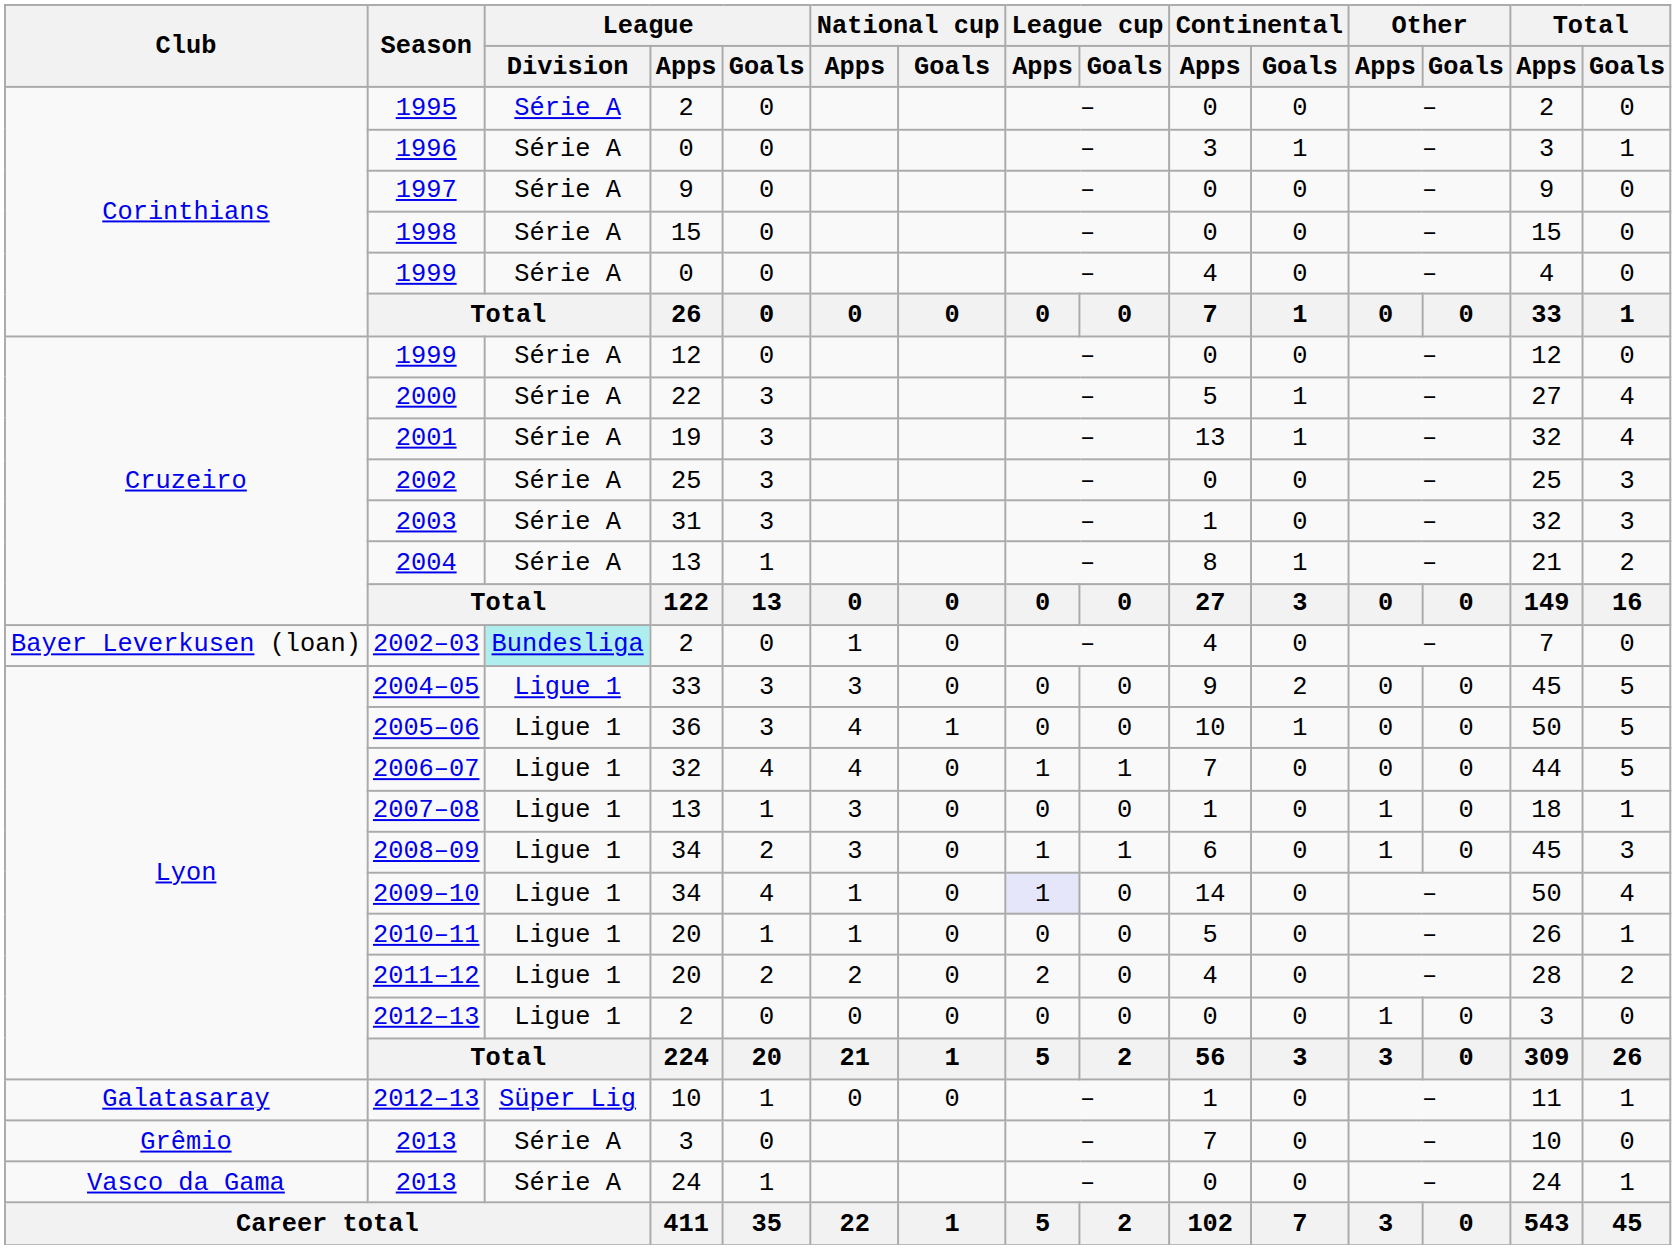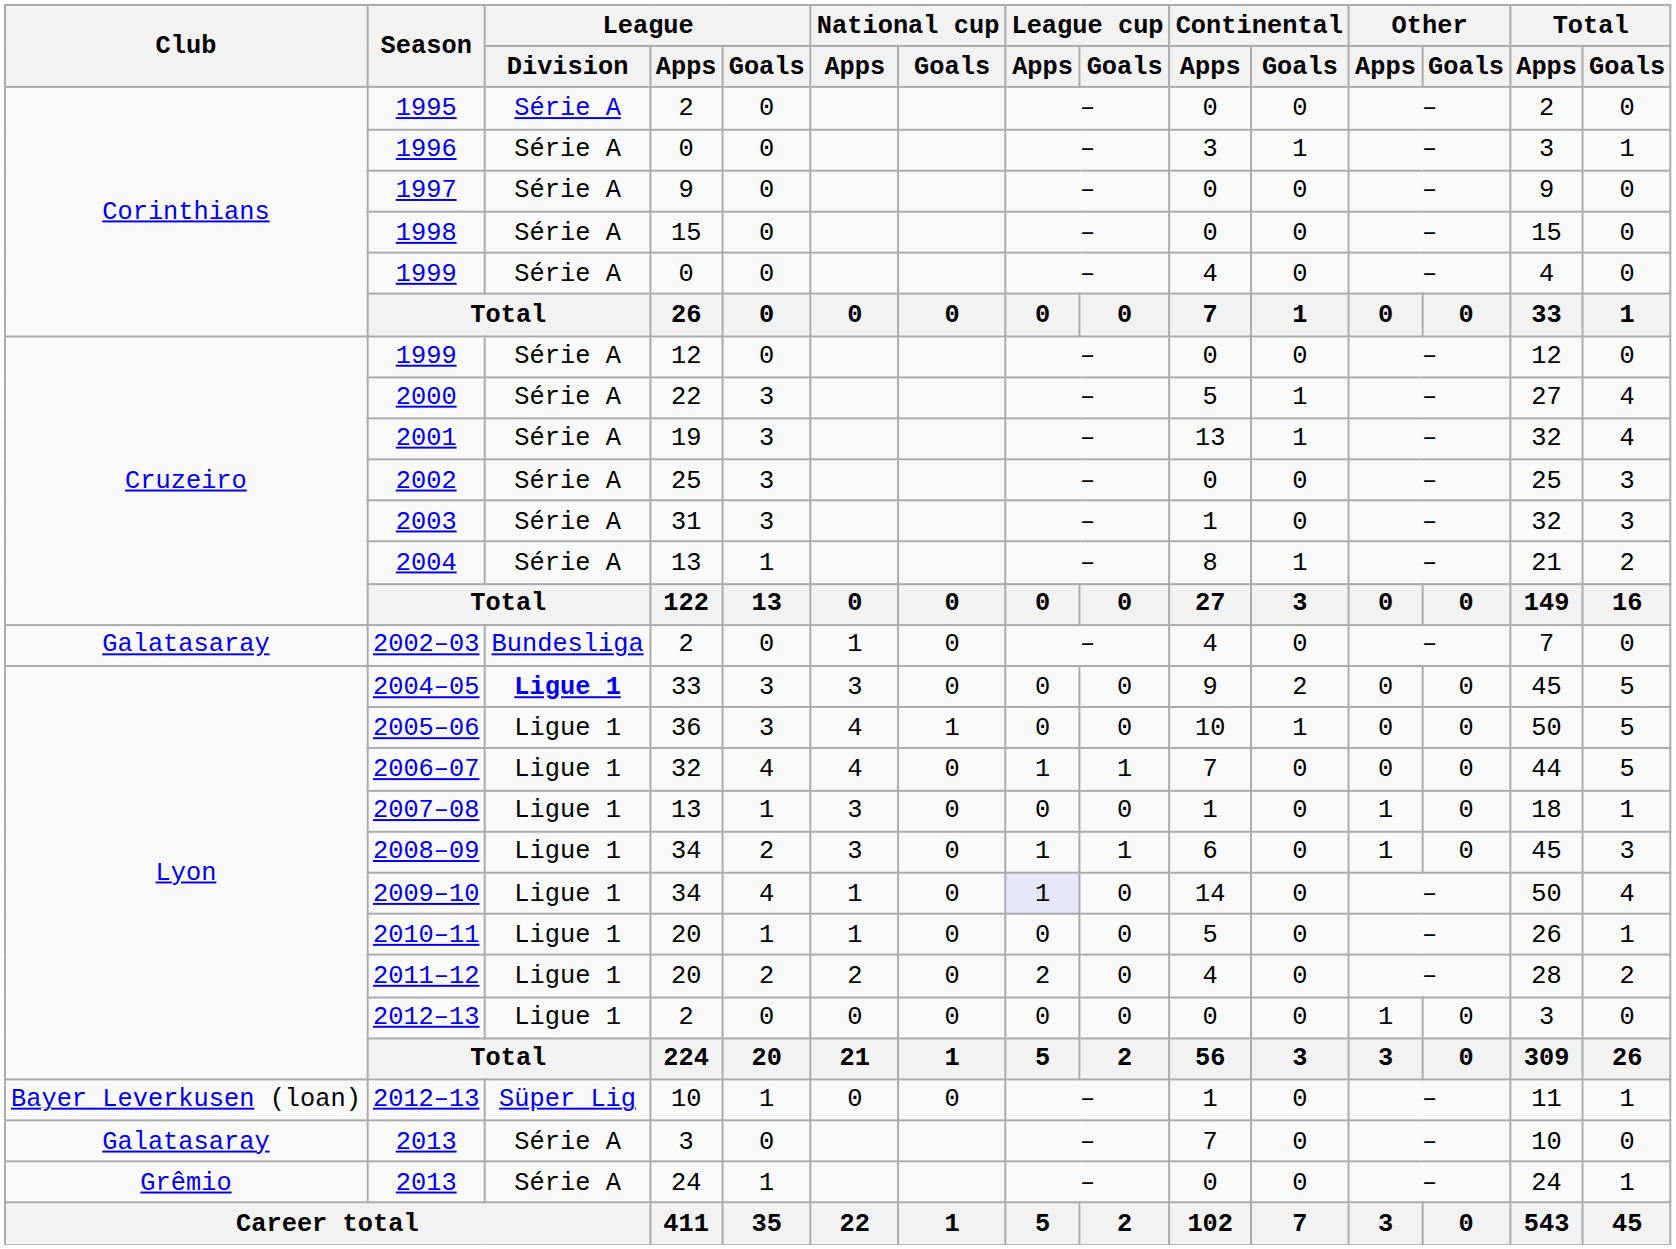(186, 645) Bayer Leverkusen (loan) -> (186, 645) Galatasaray
(568, 645) paleturquoise background -> (568, 645) no background
(568, 687) normal -> (568, 687) bold
(186, 1100) Galatasaray -> (186, 1100) Bayer Leverkusen (loan)
(186, 1141) Grêmio -> (186, 1141) Galatasaray
(186, 1182) Vasco da Gama -> (186, 1182) Grêmio
